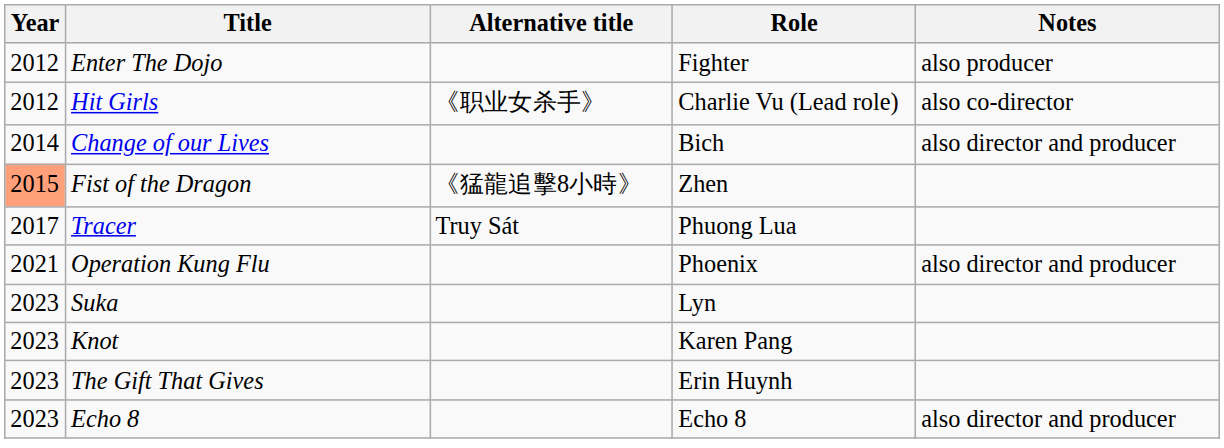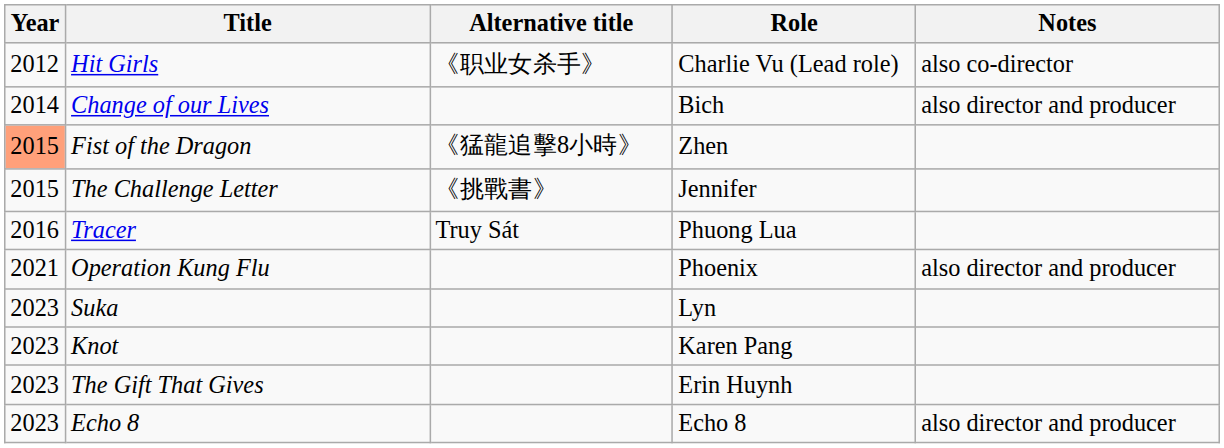- row: (147, 62)
+ row: (174, 189)
(35, 225) 2017 -> (35, 230) 2016
